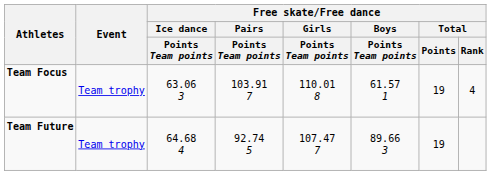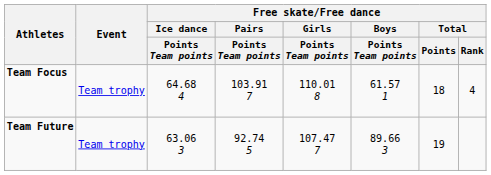(181, 90) 63.06 3 -> (181, 90) 64.68 4
(439, 90) 19 -> (439, 90) 18
(181, 143) 64.68 4 -> (181, 143) 63.06 3
